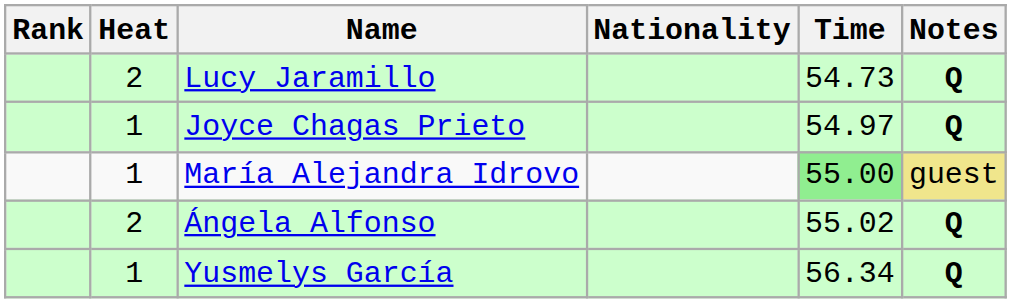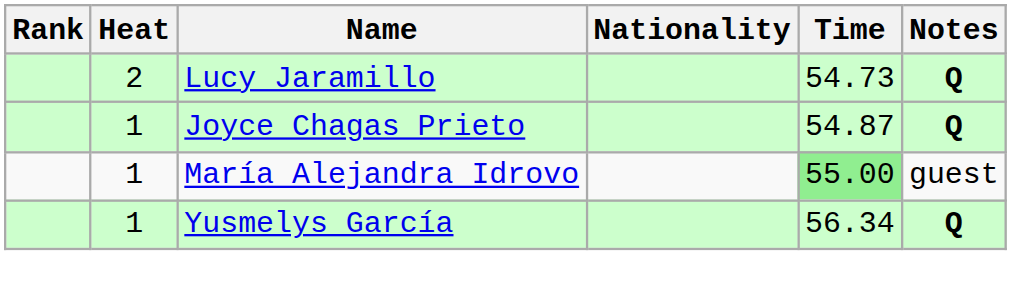(850, 127) 54.97 -> (850, 127) 54.87
(954, 176) khaki background -> (954, 176) no background
- row: (310, 224)
